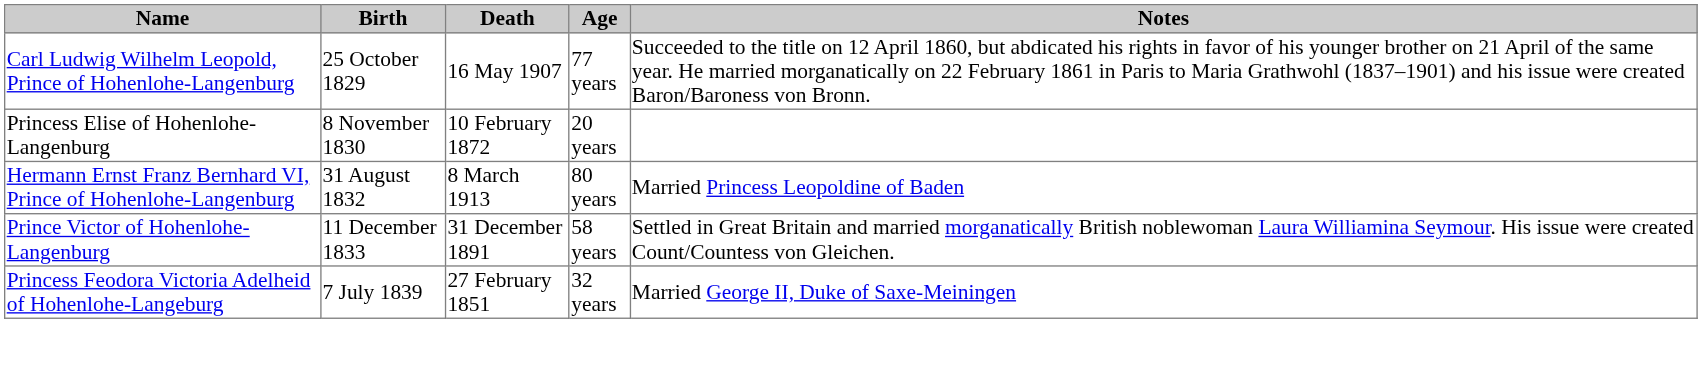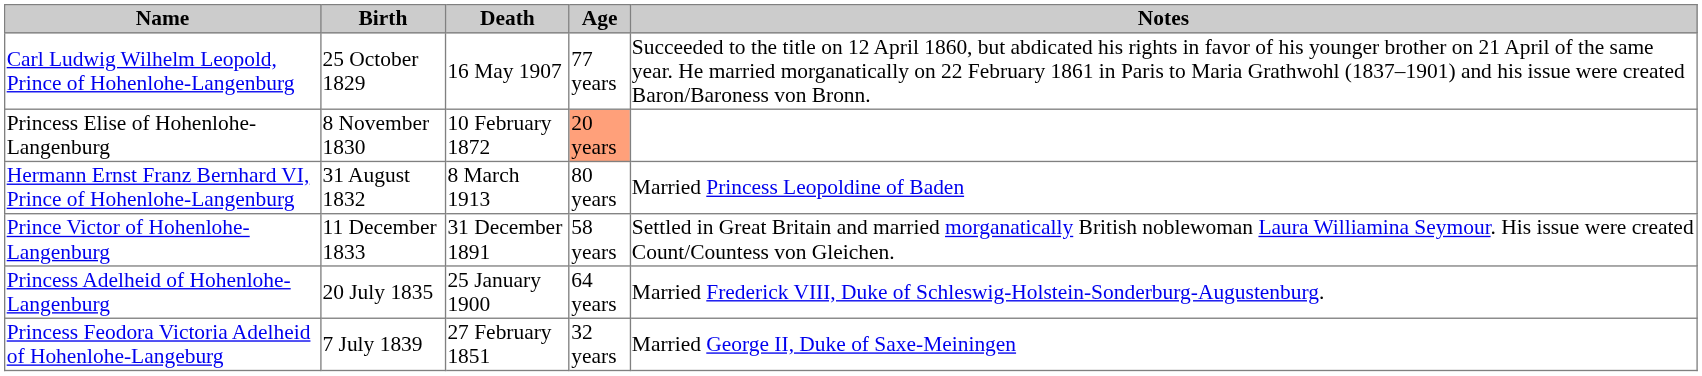(594, 135) no background -> (594, 135) lightsalmon background
+ row: (149, 291)
